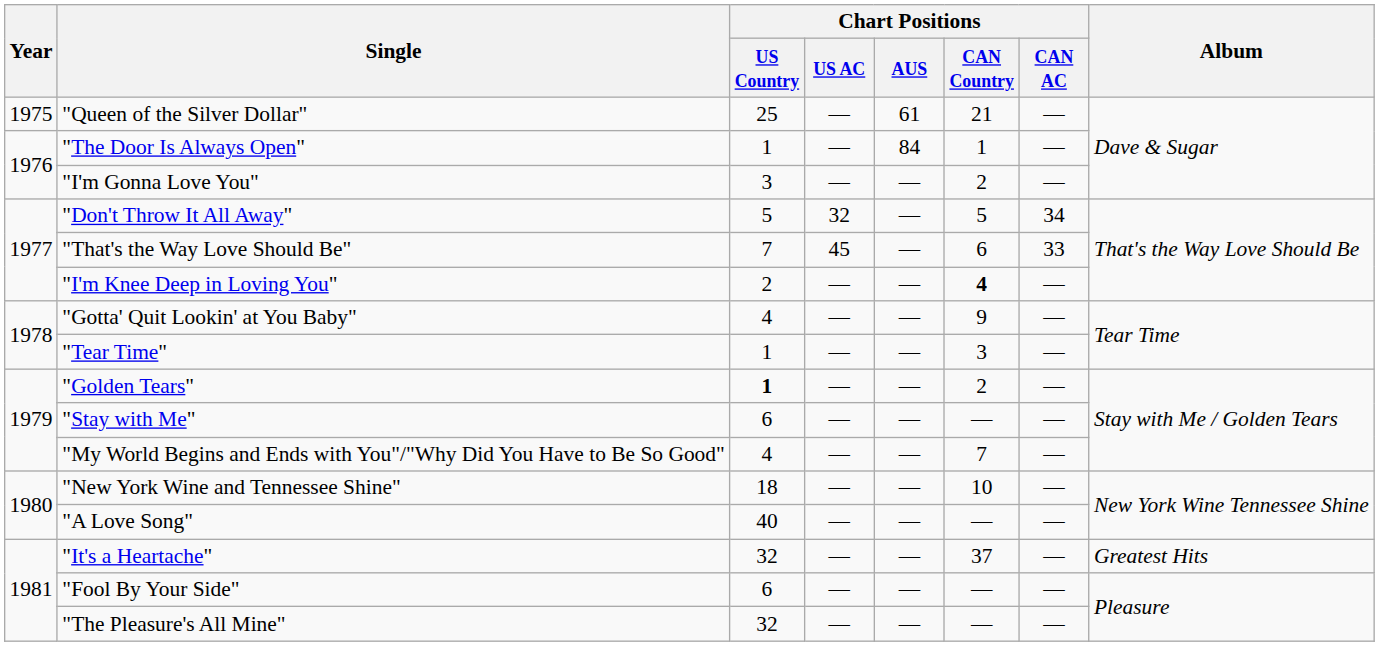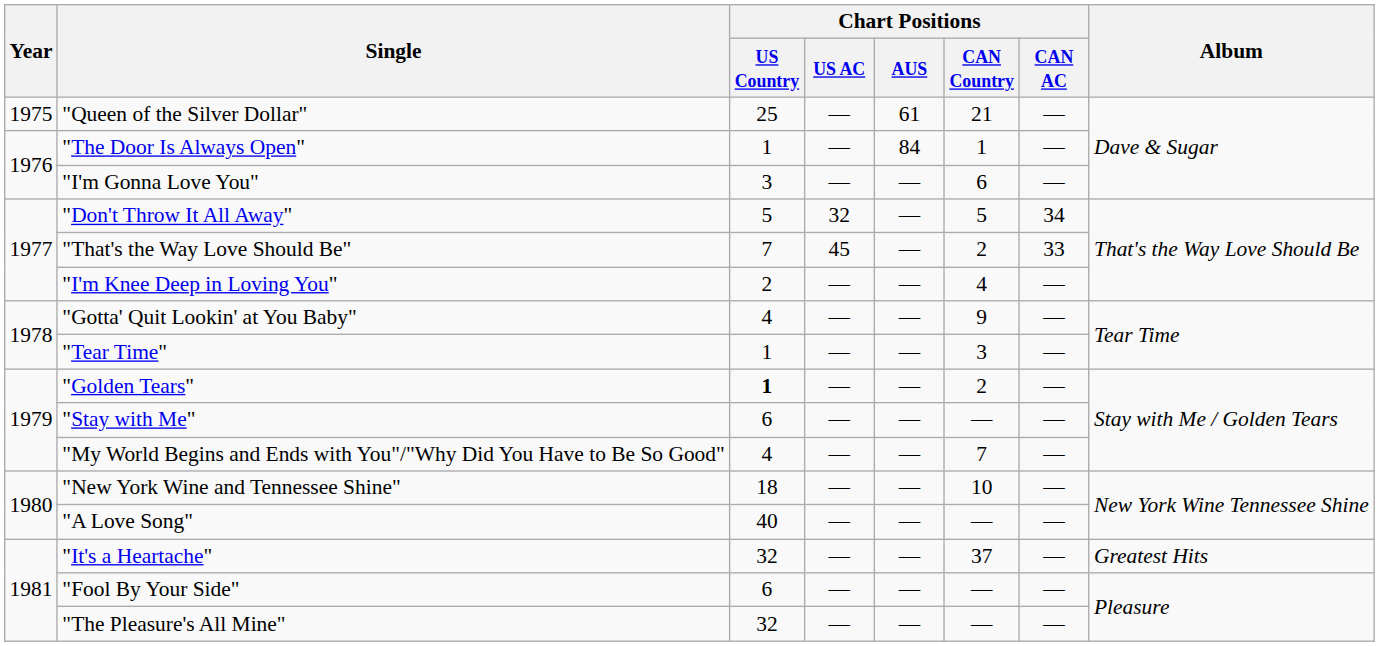(982, 181) 2 -> (982, 181) 6
(982, 249) 6 -> (982, 249) 2
(982, 283) bold -> (982, 283) normal
